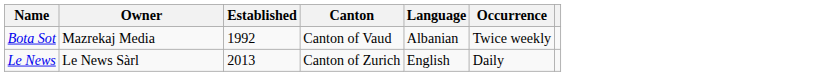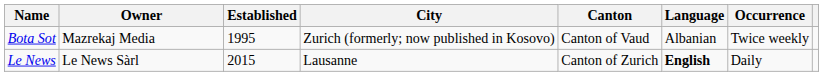+ column: (429, 15)
(241, 37) 1992 -> (241, 37) 1995
(241, 60) 2013 -> (241, 60) 2015
(428, 60) normal -> (687, 60) bold
